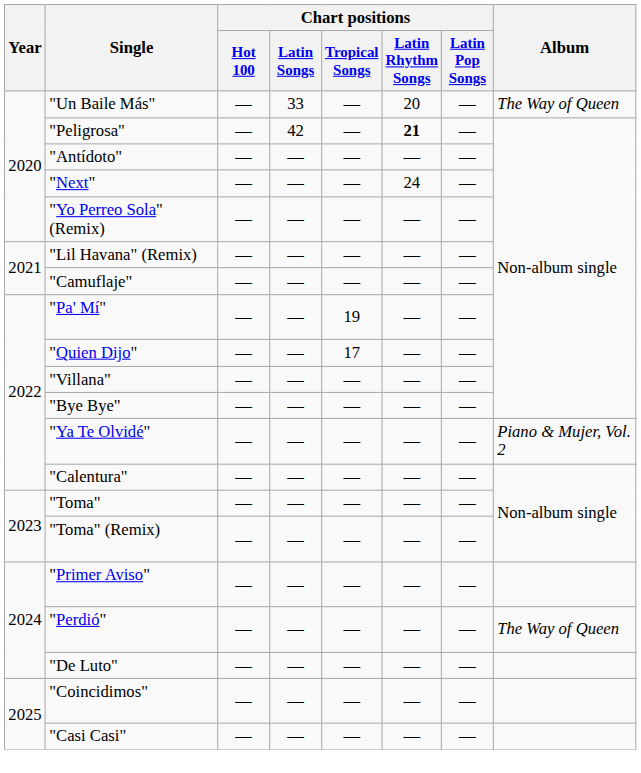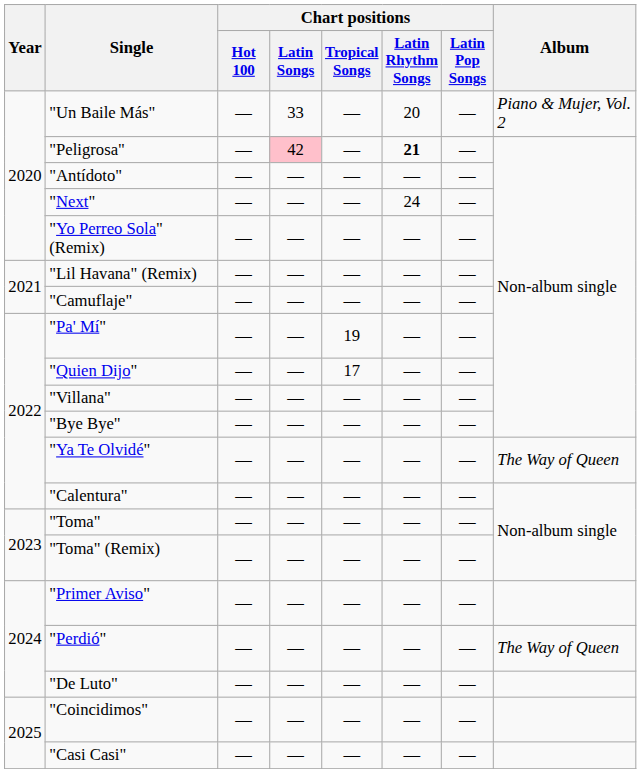(558, 104) The Way of Queen -> (564, 113) Piano & Mujer, Vol. 2
(296, 130) no background -> (296, 149) pink background
(564, 441) Piano & Mujer, Vol. 2 -> (558, 459) The Way of Queen
